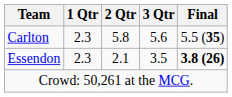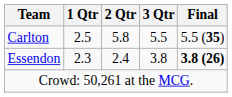(83, 37) 2.3 -> (83, 37) 2.5
(159, 37) 5.6 -> (159, 37) 5.5
(121, 59) 2.1 -> (121, 59) 2.4
(159, 59) 3.5 -> (159, 59) 3.8
